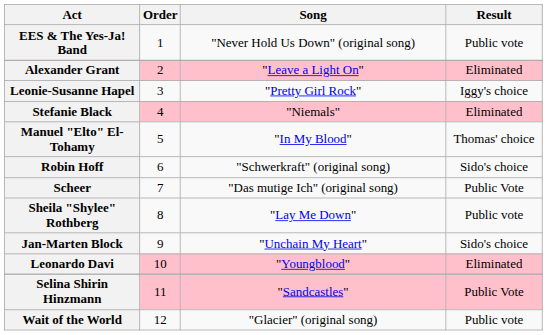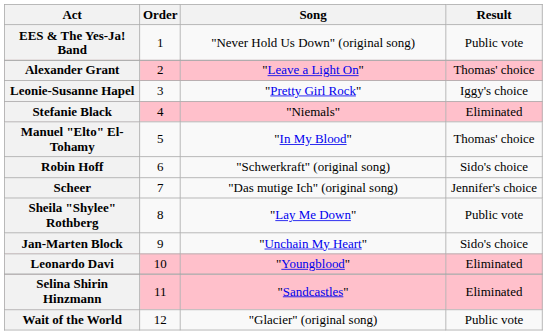(494, 70) Eliminated -> (494, 70) Thomas' choice
(494, 187) Public Vote -> (494, 187) Jennifer's choice
(494, 291) Public Vote -> (494, 291) Eliminated
